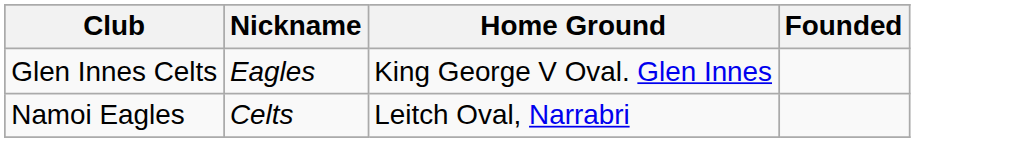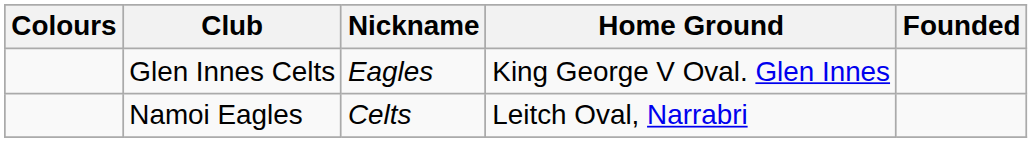+ column: (64, 26)
